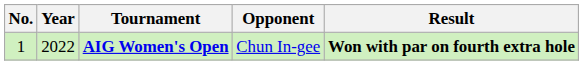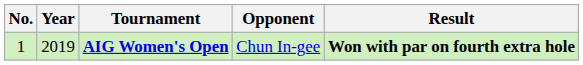(58, 46) 2022 -> (58, 46) 2019
